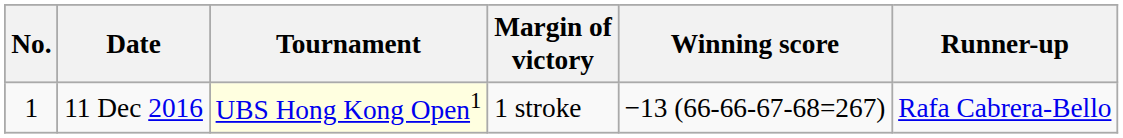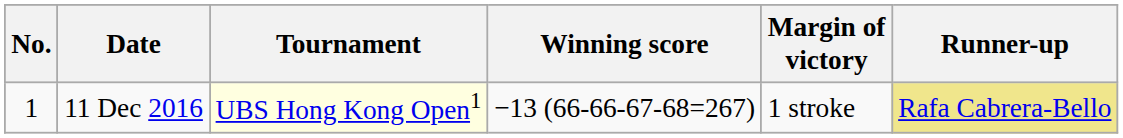columns swapped: (755, 43) <-> (553, 43)
(1005, 107) no background -> (1005, 107) khaki background
